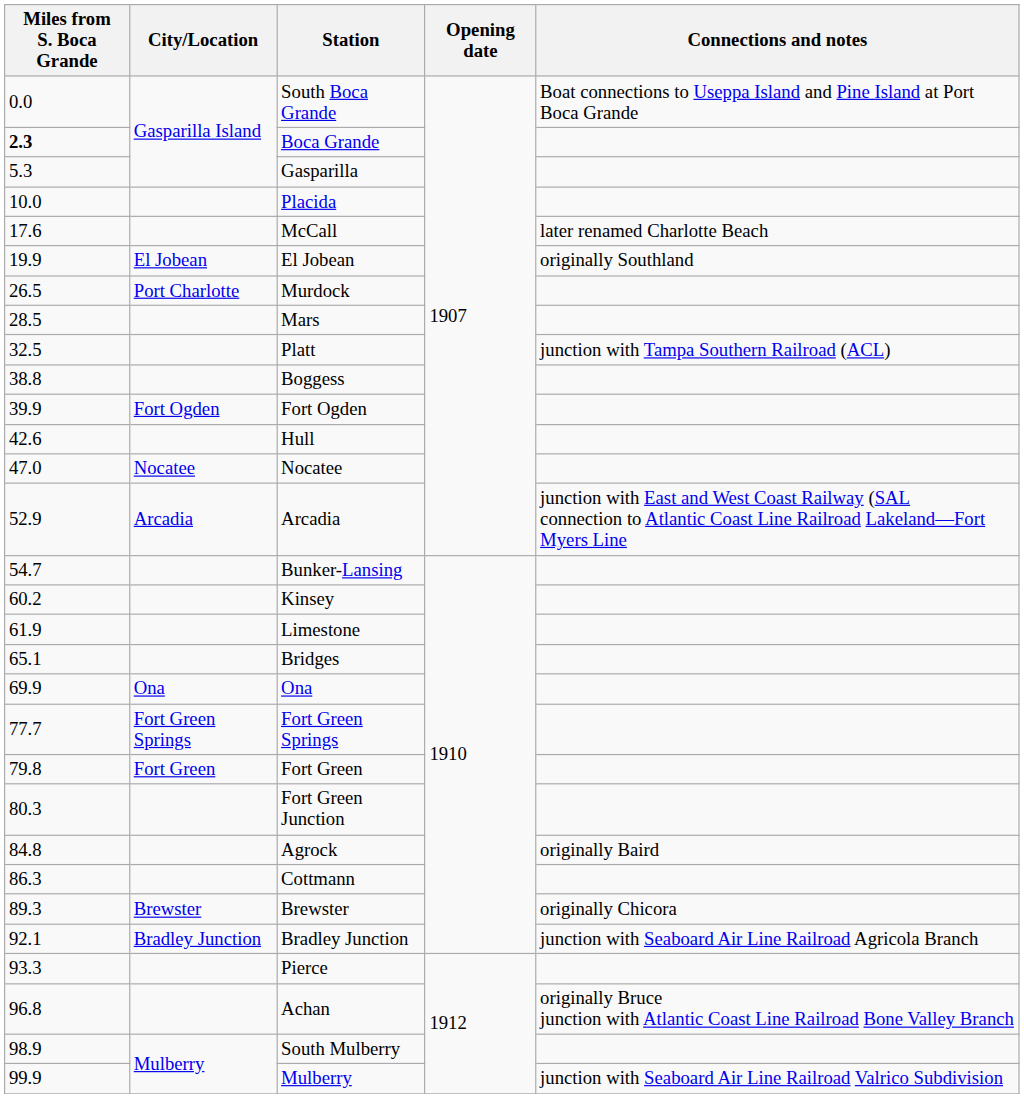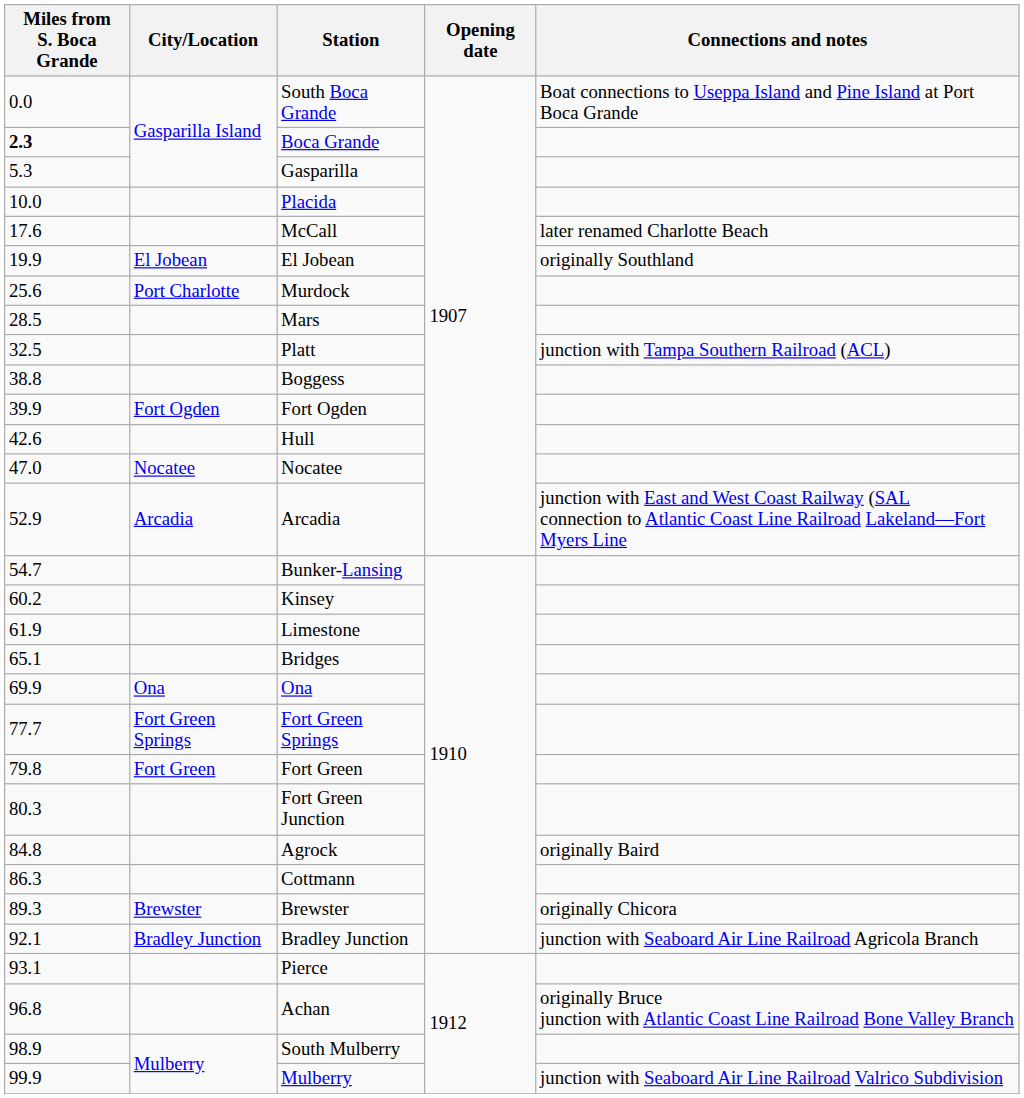(25, 290) 26.5 -> (25, 290) 25.6
(25, 968) 93.3 -> (25, 968) 93.1
